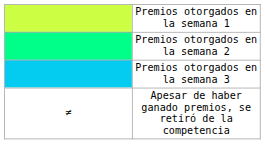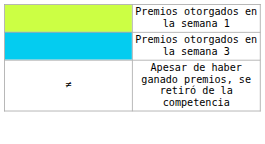- row: (196, 46)
